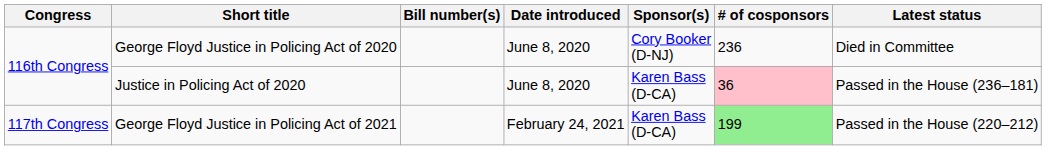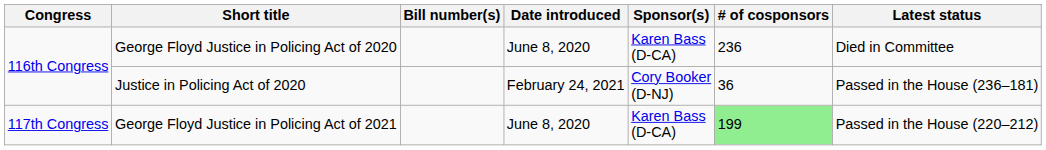(671, 46) Cory Booker (D-NJ) -> (668, 46) Karen Bass (D-CA)
(548, 85) June 8, 2020 -> (566, 85) February 24, 2021
(668, 85) Karen Bass (D-CA) -> (671, 85) Cory Booker (D-NJ)
(726, 85) pink background -> (726, 85) no background
(566, 124) February 24, 2021 -> (548, 124) June 8, 2020
